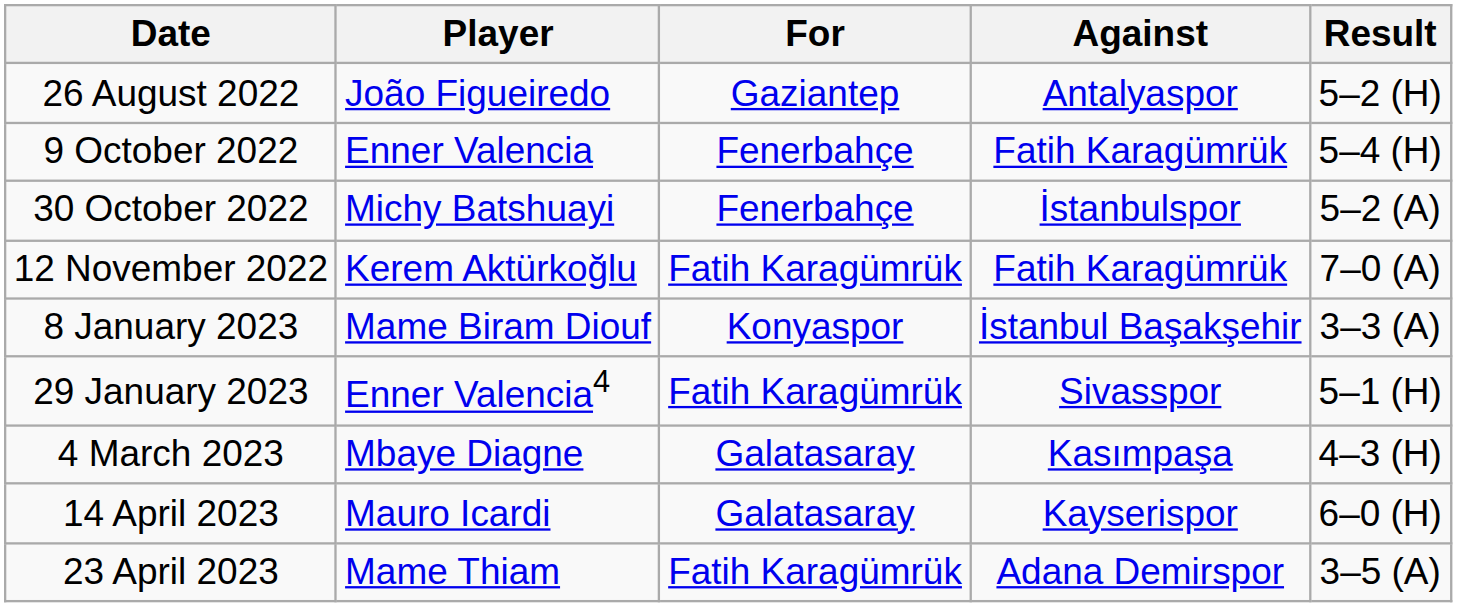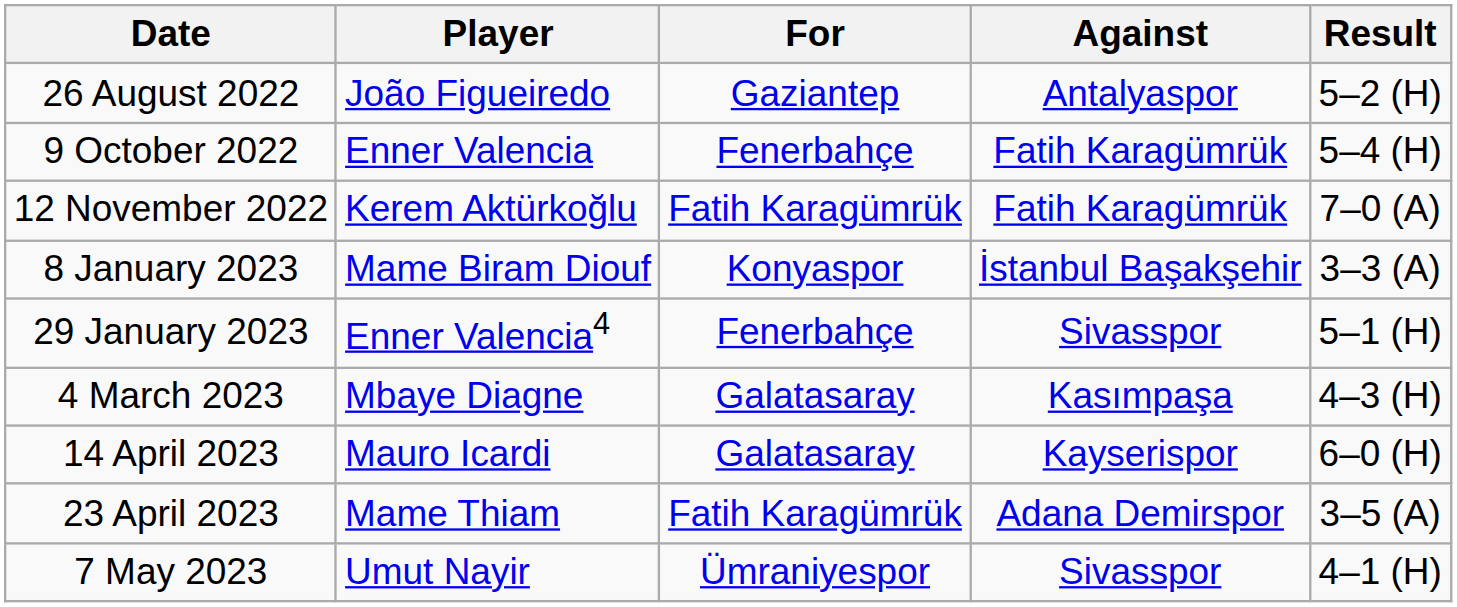- row: (171, 209)
(815, 390) Fatih Karagümrük -> (815, 331) Fenerbahçe
+ row: (171, 571)
